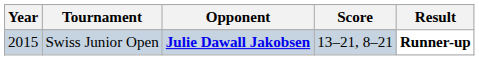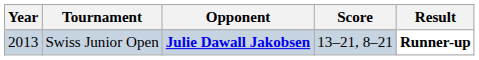(23, 42) 2015 -> (23, 42) 2013
